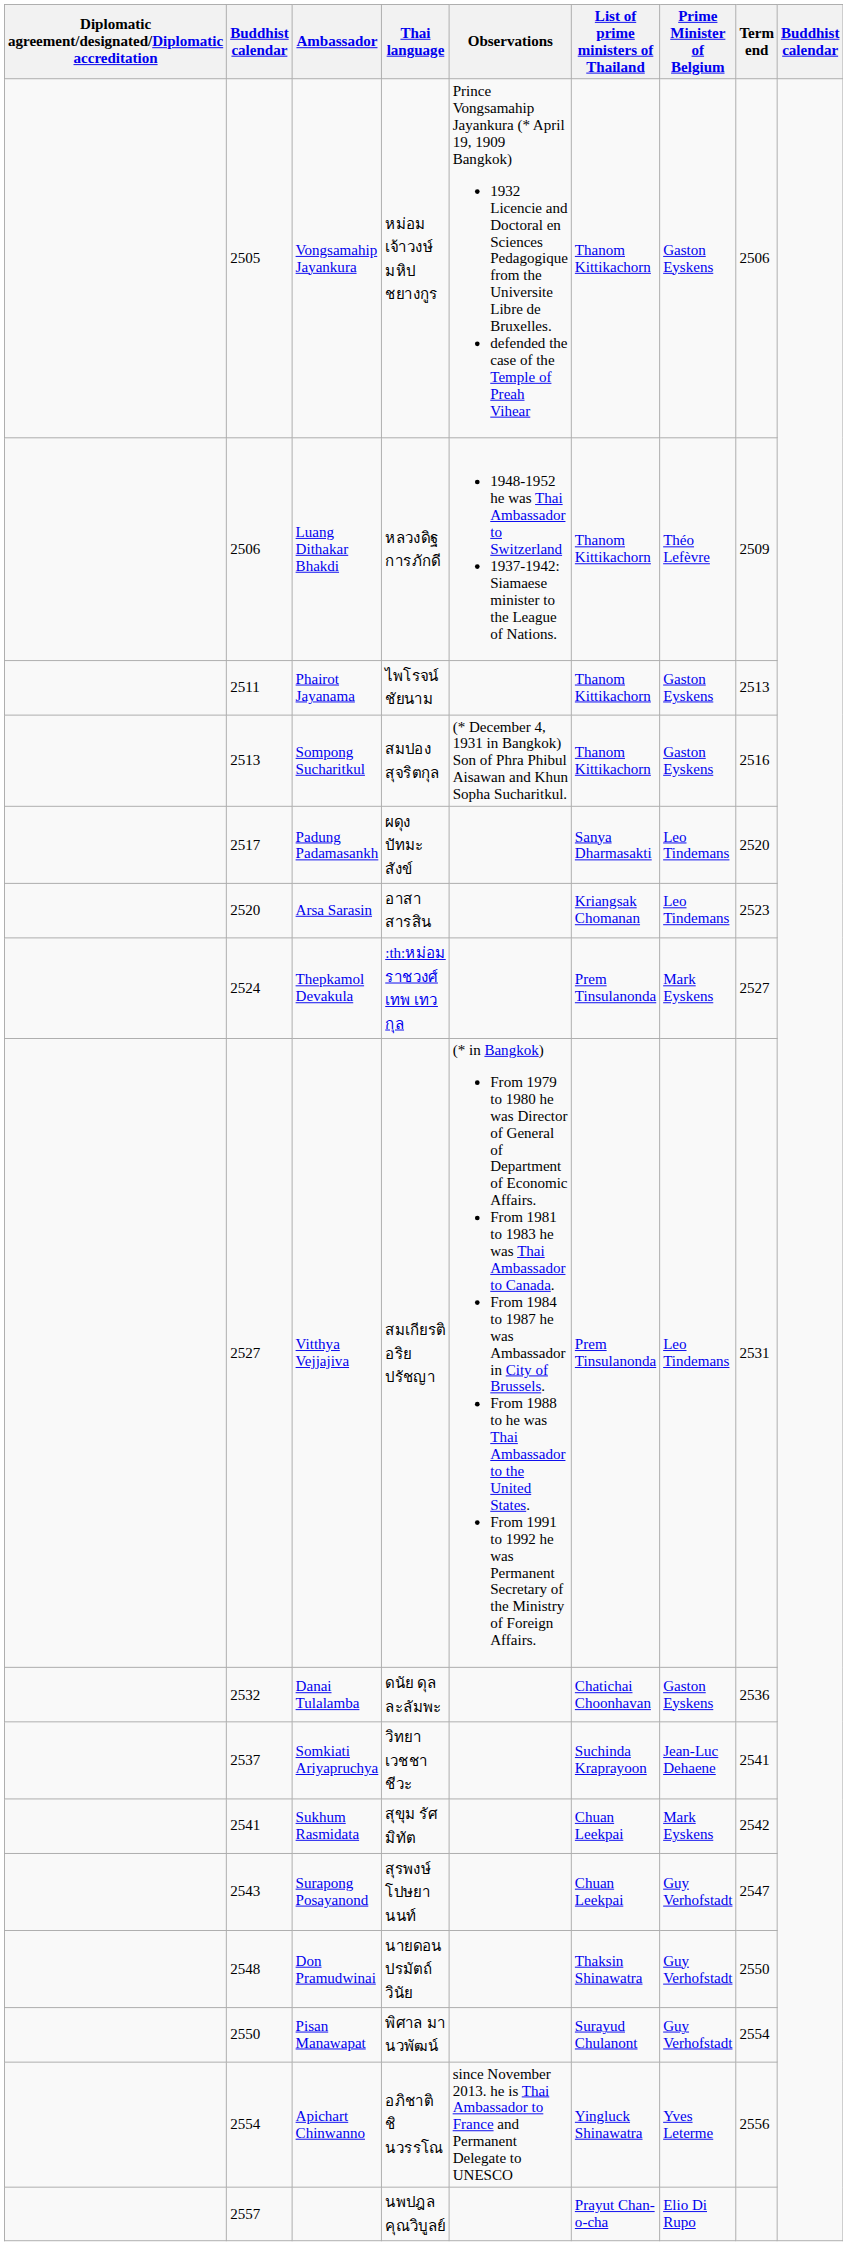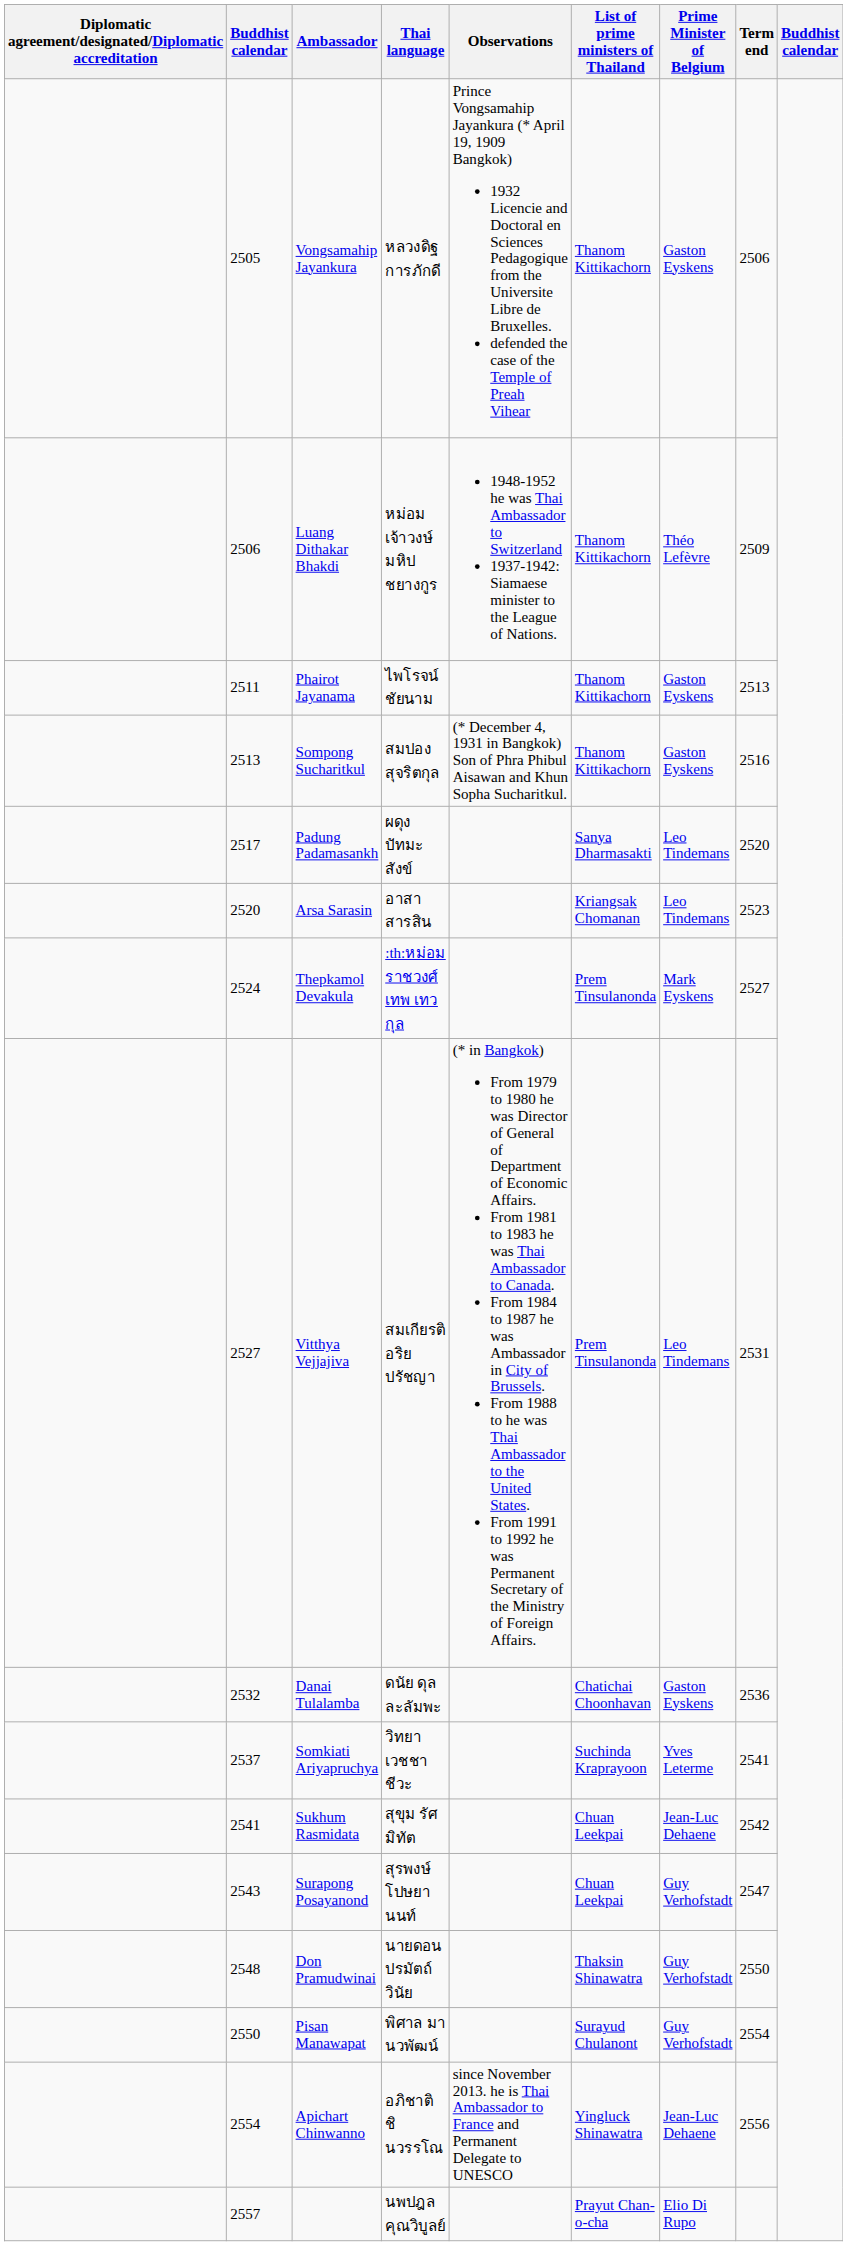(412, 258) หม่อมเจ้าวงษ์มหิป ชยางกูร -> (413, 258) หลวงดิฐการภักดี
(413, 549) หลวงดิฐการภักดี -> (412, 549) หม่อมเจ้าวงษ์มหิป ชยางกูร
(691, 1760) Jean-Luc Dehaene -> (688, 1760) Yves Leterme
(688, 1826) Mark Eyskens -> (691, 1826) Jean-Luc Dehaene
(688, 2124) Yves Leterme -> (691, 2124) Jean-Luc Dehaene
